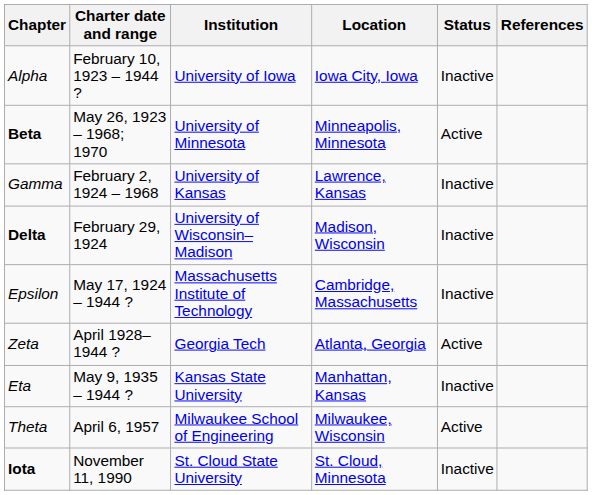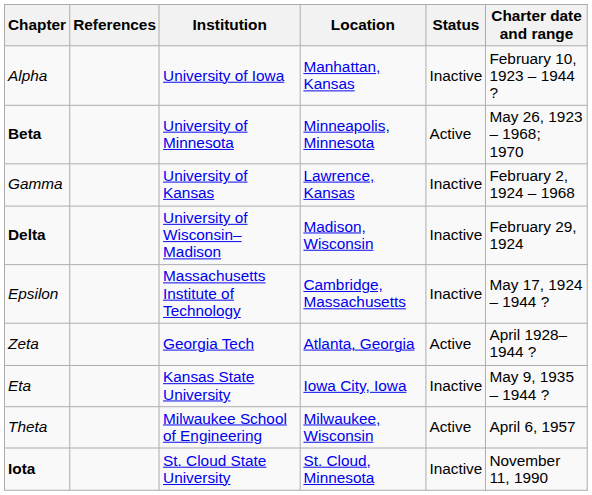columns swapped: (120, 25) <-> (542, 25)
(366, 75) Iowa City, Iowa -> (342, 75) Manhattan, Kansas
(353, 385) Manhattan, Kansas -> (355, 385) Iowa City, Iowa
